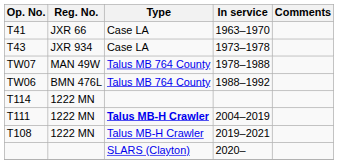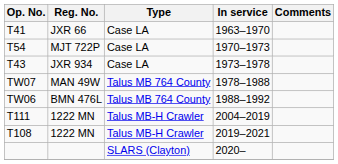+ row: (16, 47)
- row: (19, 99)
(158, 116) bold -> (155, 116) normal
